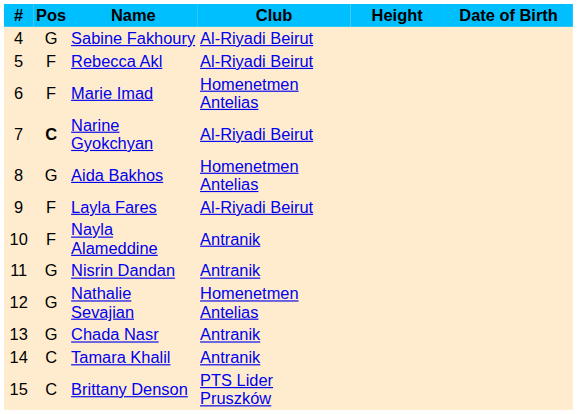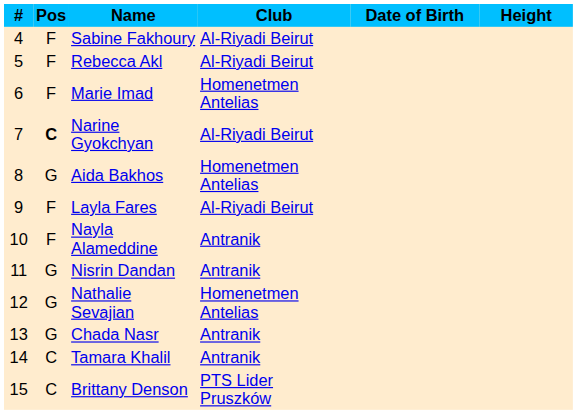columns swapped: (509, 15) <-> (397, 15)
(51, 38) G -> (51, 38) F
